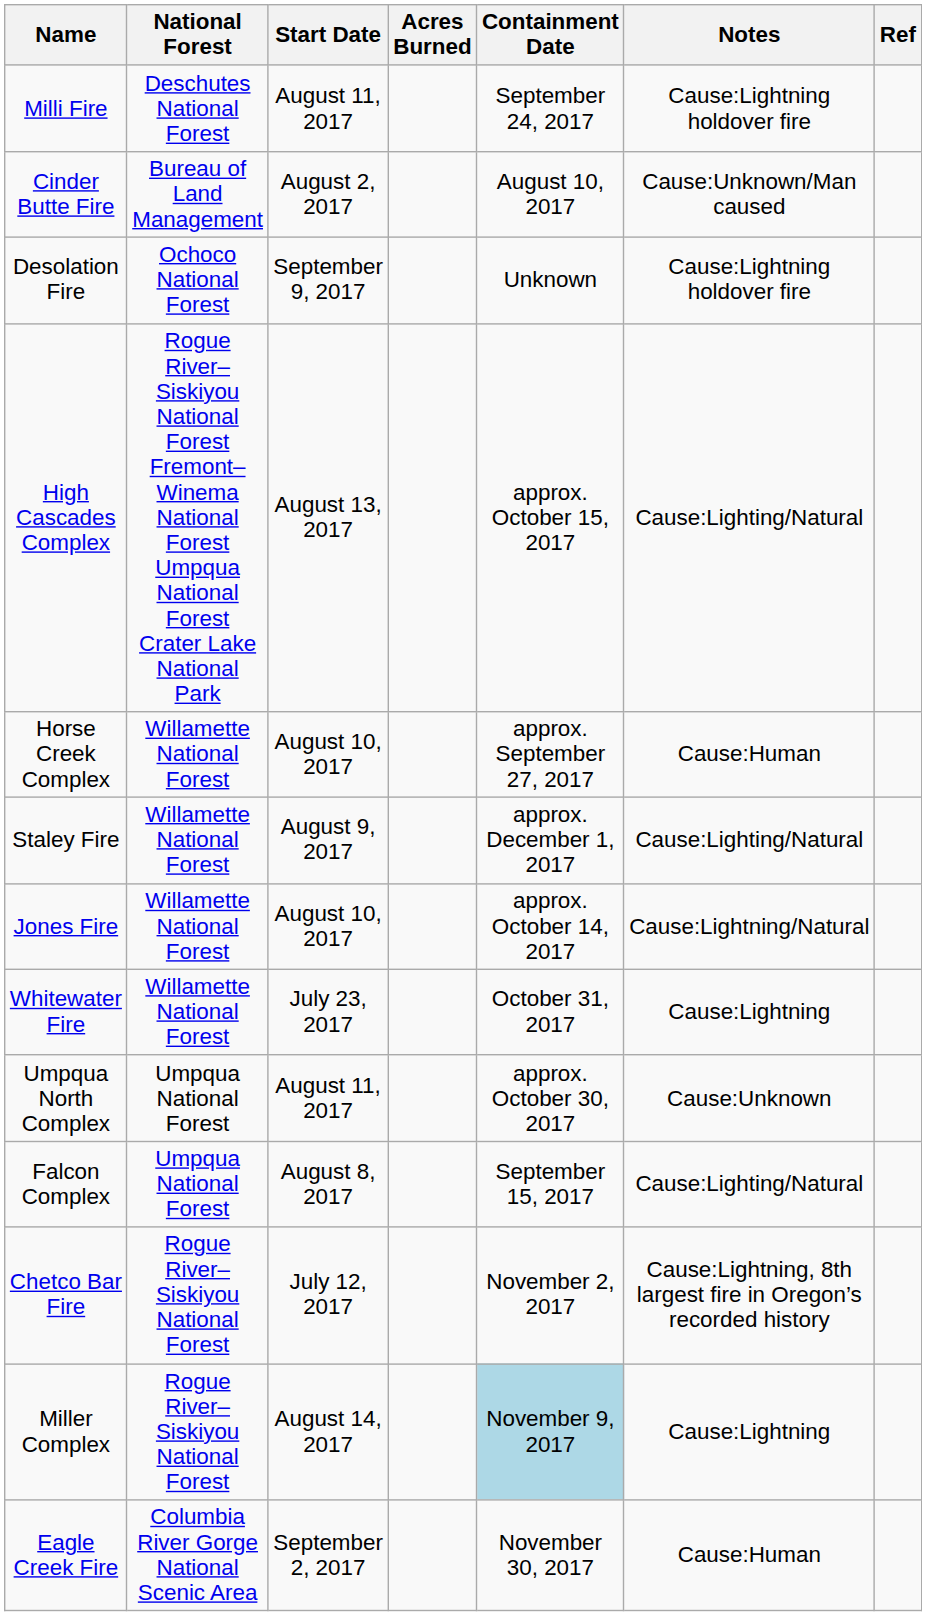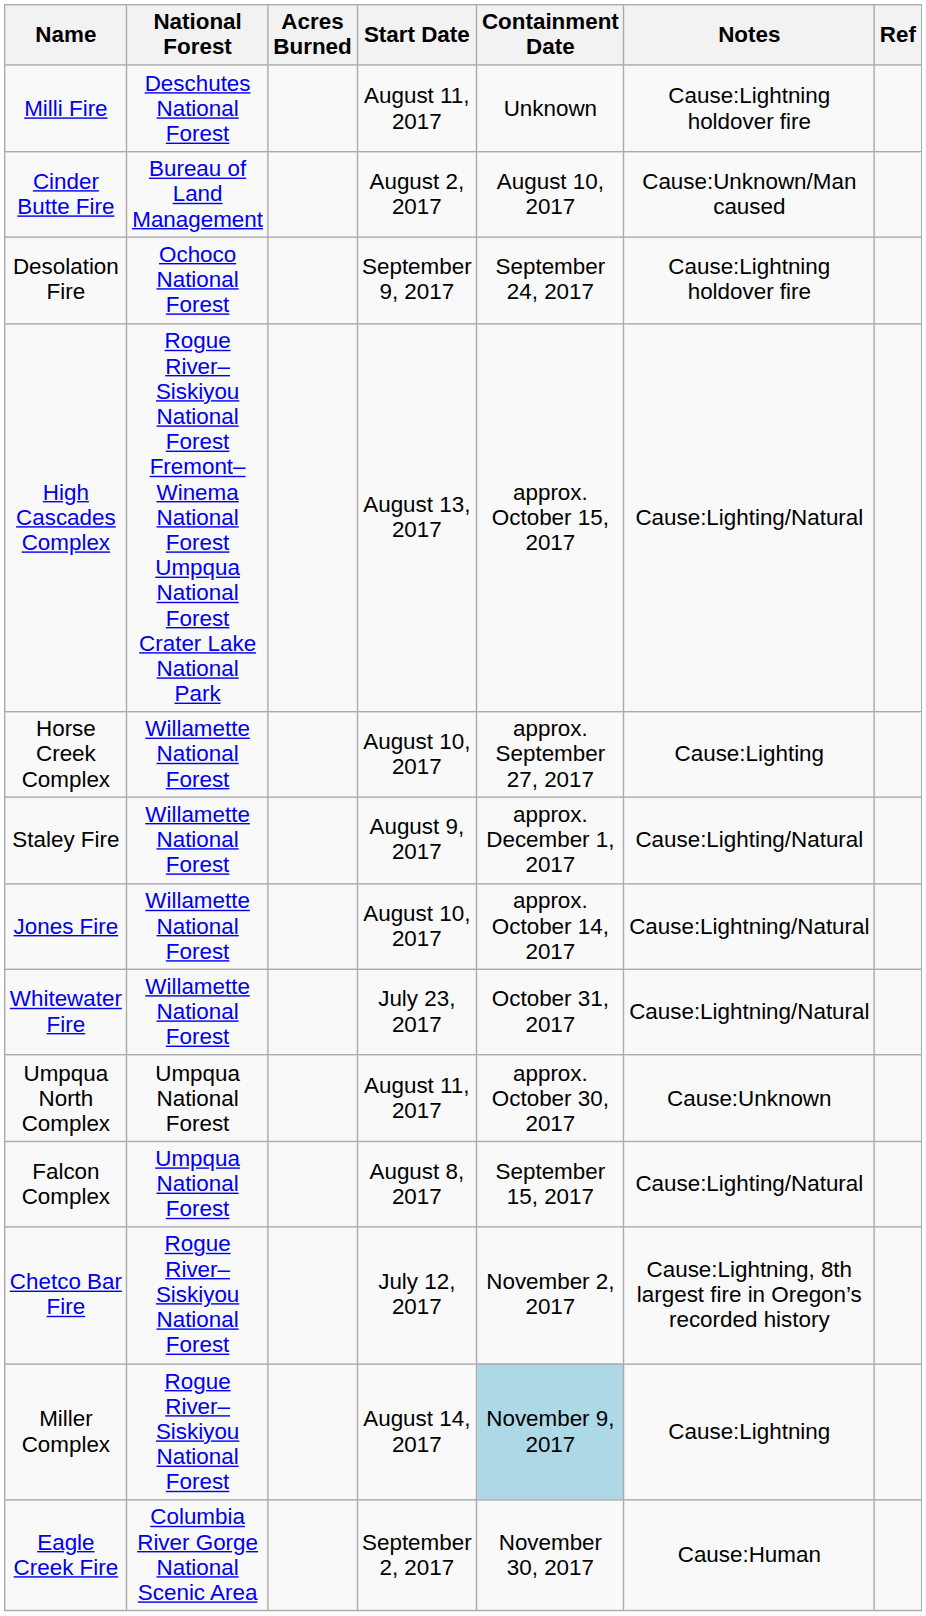columns swapped: (432, 34) <-> (328, 34)
(550, 108) September 24, 2017 -> (550, 108) Unknown
(550, 280) Unknown -> (550, 280) September 24, 2017
(749, 754) Cause:Human -> (749, 754) Cause:Lighting
(749, 1012) Cause:Lightning -> (749, 1012) Cause:Lightning/Natural
